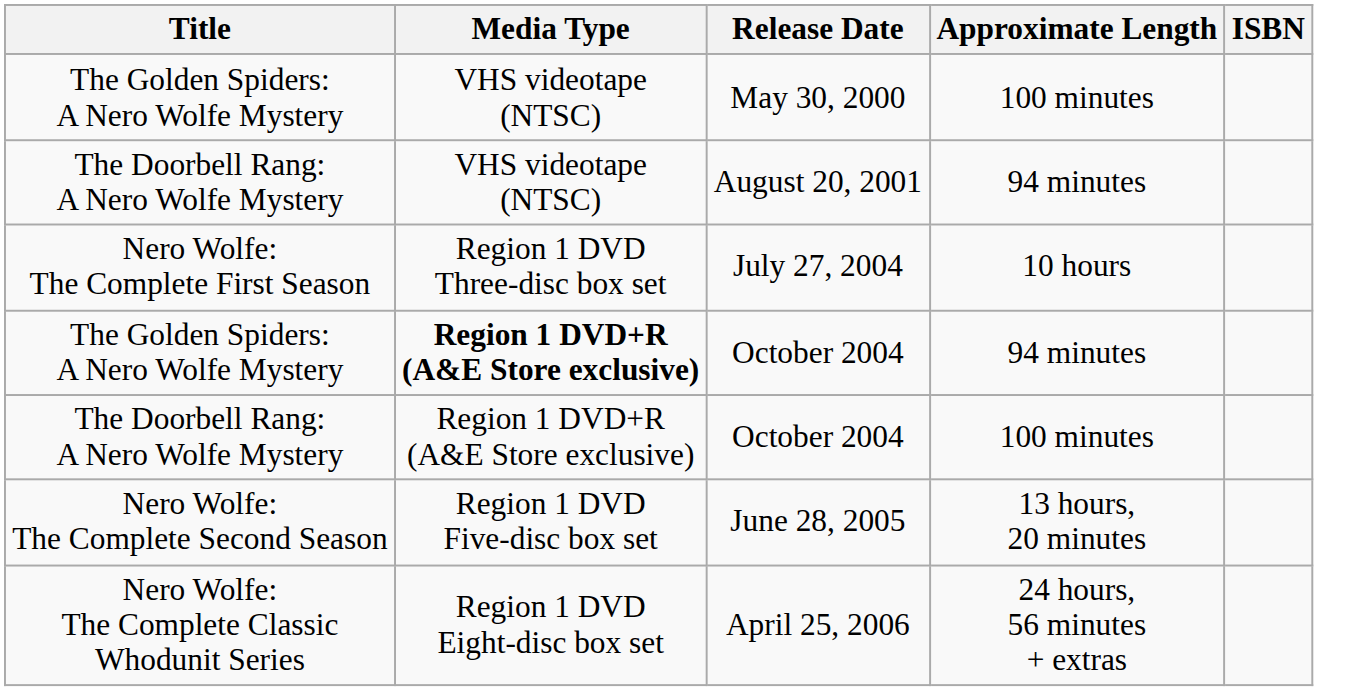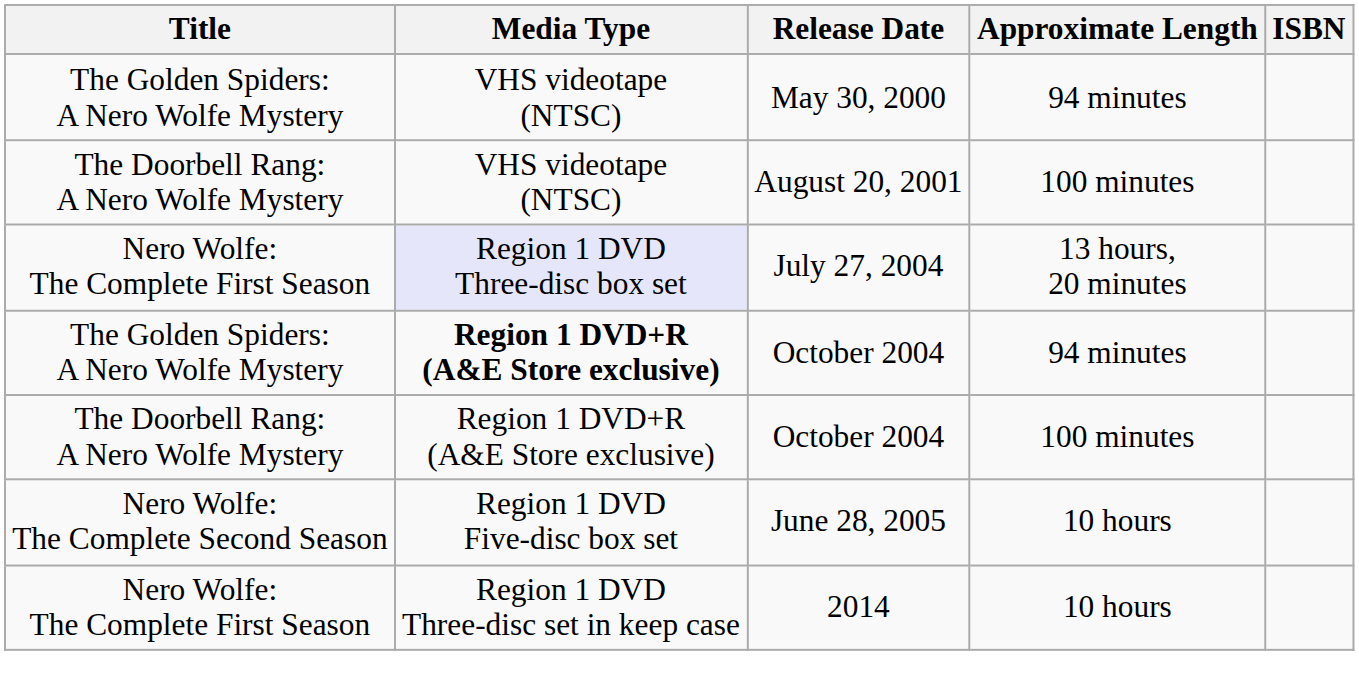(1077, 96) 100 minutes -> (1117, 96) 94 minutes
(1077, 181) 94 minutes -> (1117, 181) 100 minutes
(551, 266) no background -> (571, 266) lavender background
(1077, 266) 10 hours -> (1117, 266) 13 hours, 20 minutes
(1077, 521) 13 hours, 20 minutes -> (1117, 521) 10 hours
- row: (200, 624)
+ row: (200, 606)
